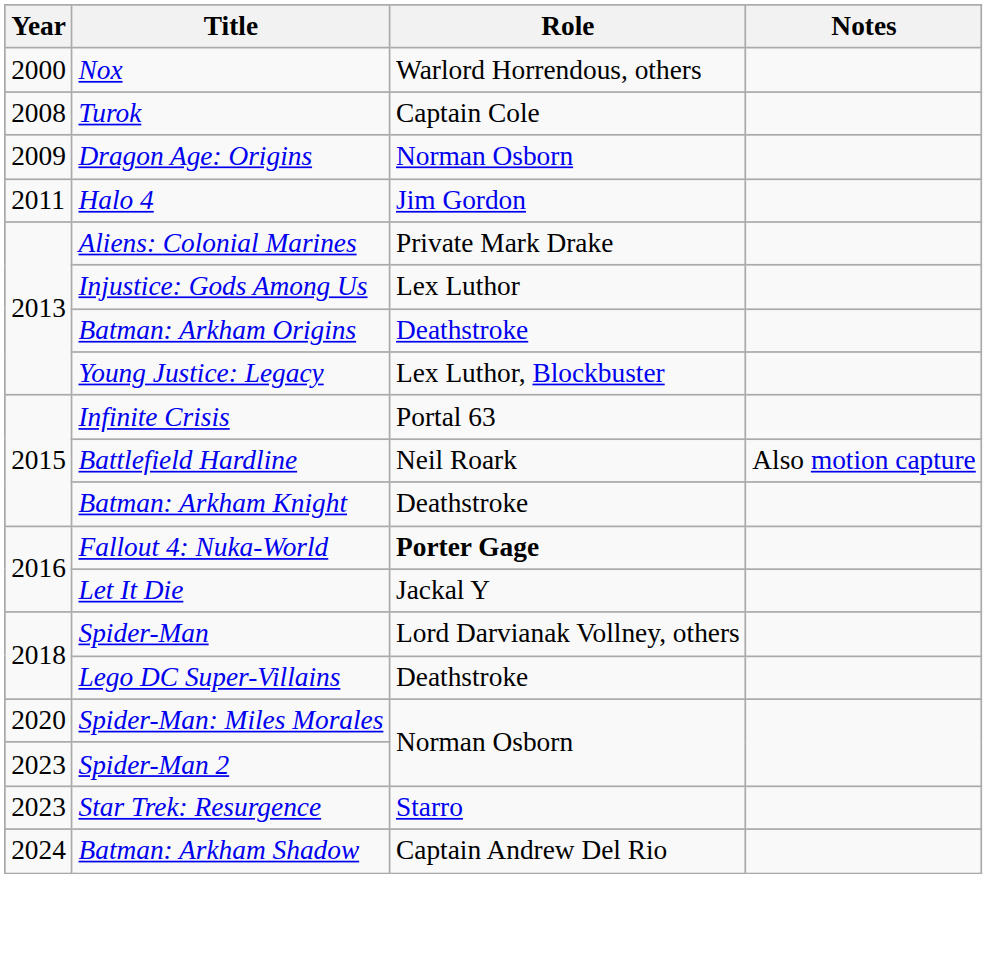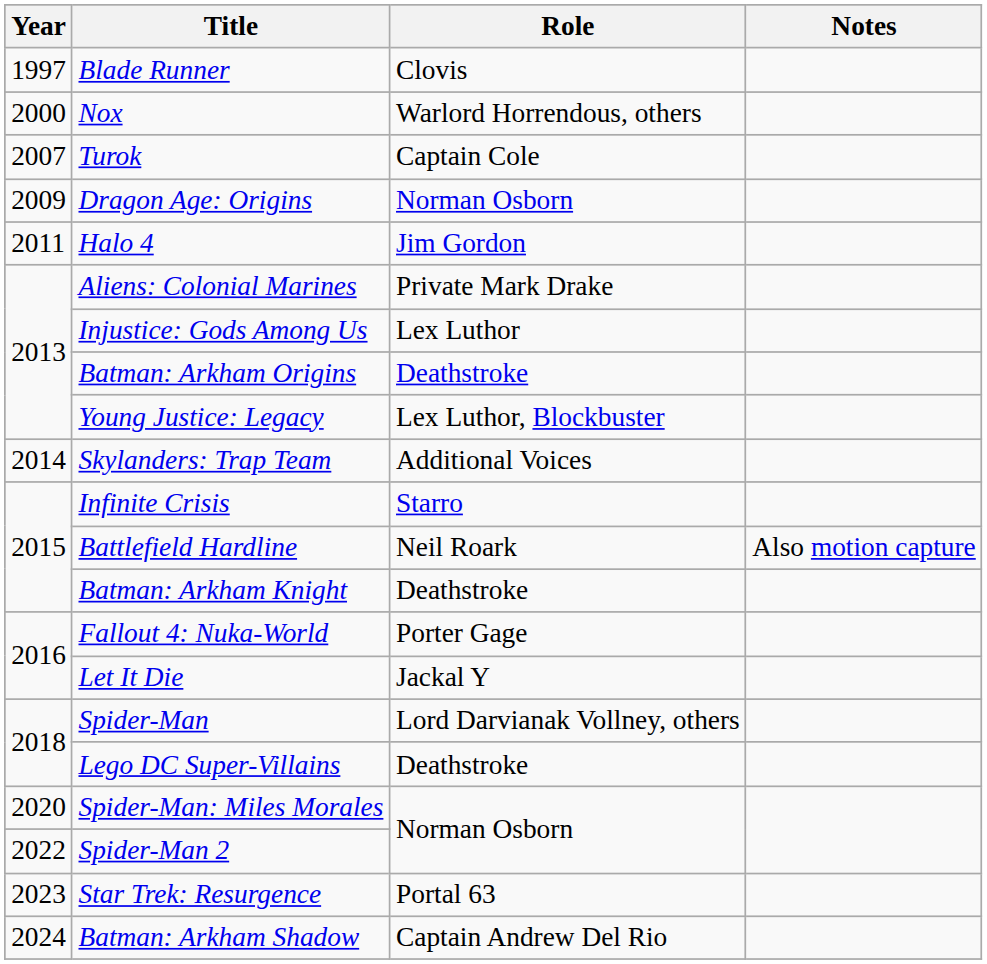+ row: (154, 69)
(39, 112) 2008 -> (39, 156) 2007
+ row: (205, 460)
(446, 416) Portal 63 -> (429, 503) Starro
(468, 546) bold -> (462, 633) normal
(39, 763) 2023 -> (39, 850) 2022
(429, 807) Starro -> (446, 894) Portal 63
